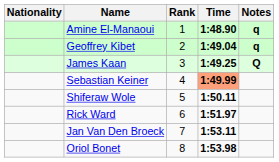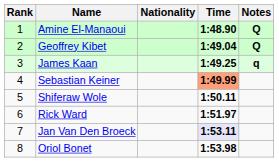columns swapped: (182, 13) <-> (34, 13)
(256, 30) q -> (256, 30) Q
(256, 47) q -> (256, 47) Q
(256, 64) Q -> (256, 64) q
(218, 132) no background -> (218, 132) lavender background
